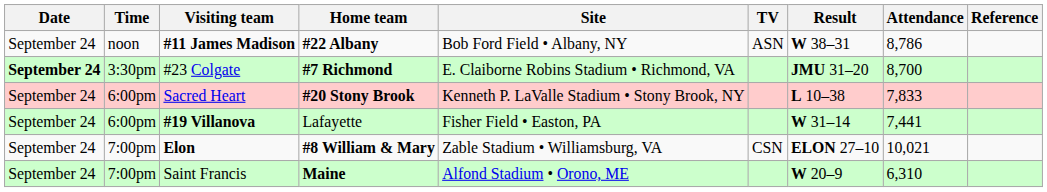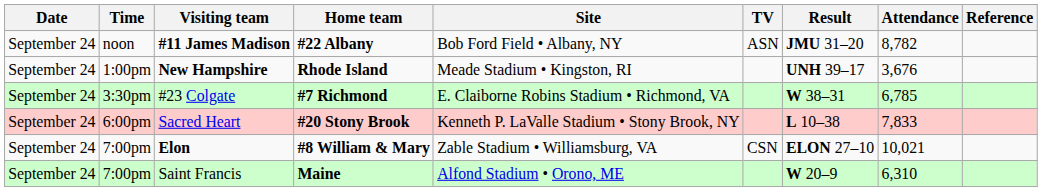(821, 43) W 38–31 -> (825, 43) JMU 31–20
(904, 43) 8,786 -> (899, 43) 8,782
+ row: (213, 69)
(54, 69) bold -> (52, 95) normal
(830, 69) JMU 31–20 -> (816, 95) W 38–31
(904, 69) 8,700 -> (899, 95) 6,785
- row: (209, 121)
